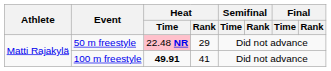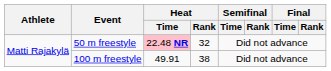(204, 43) 29 -> (204, 43) 32
(167, 59) bold -> (167, 59) normal
(204, 59) 41 -> (204, 59) 38
